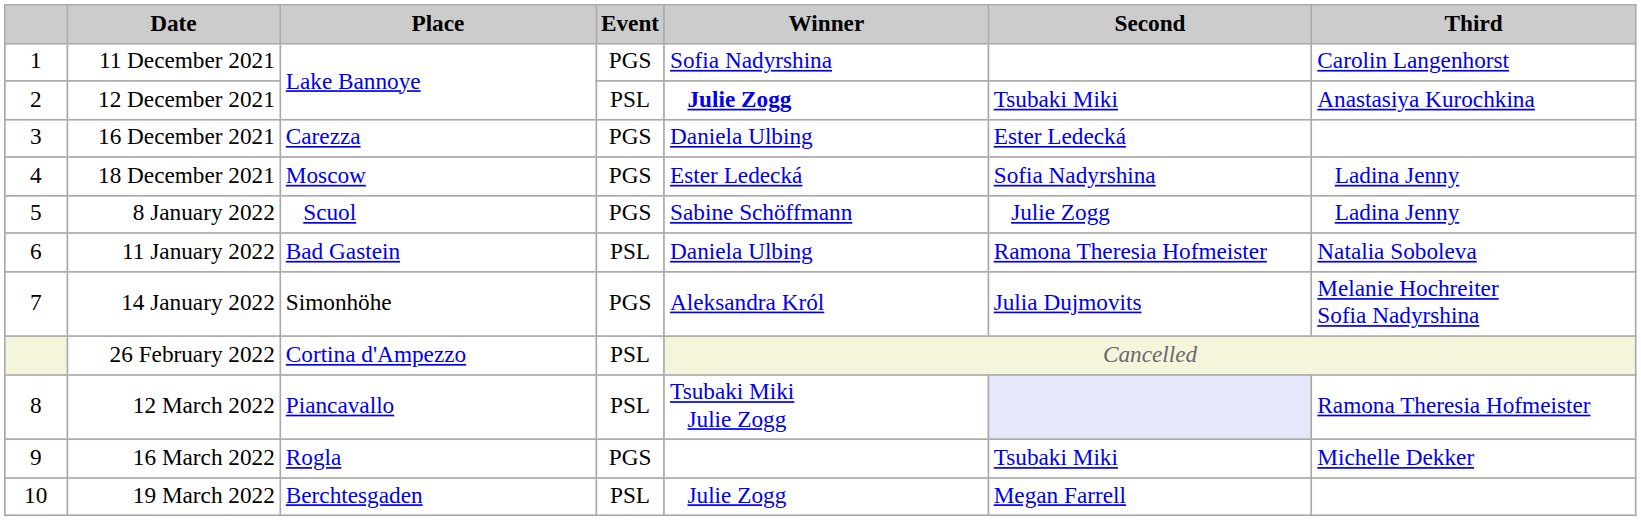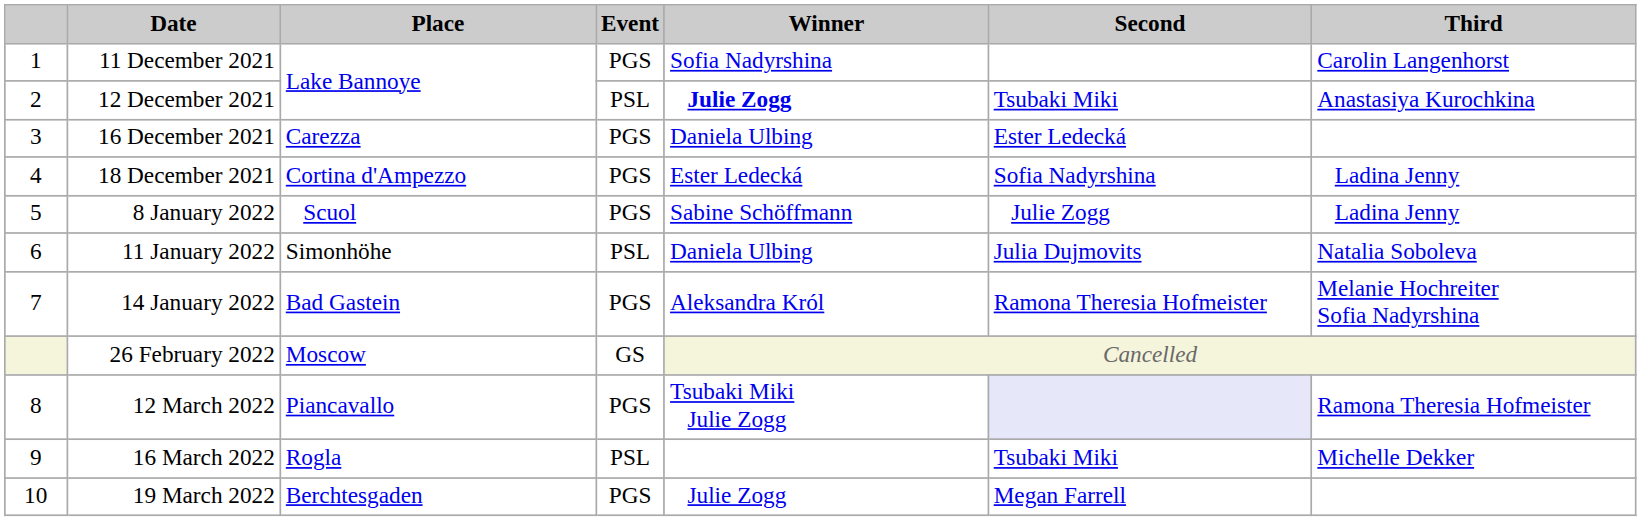(326, 175) Moscow -> (376, 175) Cortina d'Ampezzo
(343, 251) Bad Gastein -> (339, 251) Simonhöhe
(1130, 251) Ramona Theresia Hofmeister -> (1068, 251) Julia Dujmovits
(339, 302) Simonhöhe -> (343, 302) Bad Gastein
(1068, 302) Julia Dujmovits -> (1130, 302) Ramona Theresia Hofmeister
(376, 354) Cortina d'Ampezzo -> (326, 354) Moscow
(630, 354) PSL -> (630, 354) GS
(630, 406) PSL -> (630, 406) PGS
(630, 457) PGS -> (630, 457) PSL
(630, 495) PSL -> (630, 495) PGS
